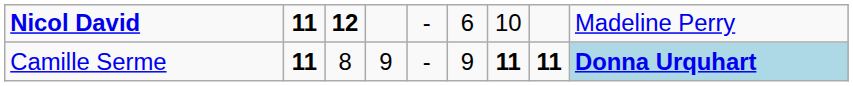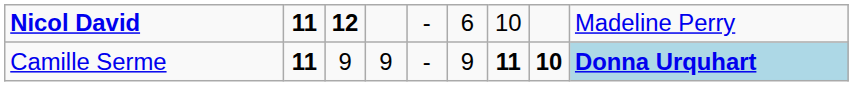(345, 61) 8 -> (345, 61) 9
(549, 61) 11 -> (549, 61) 10
